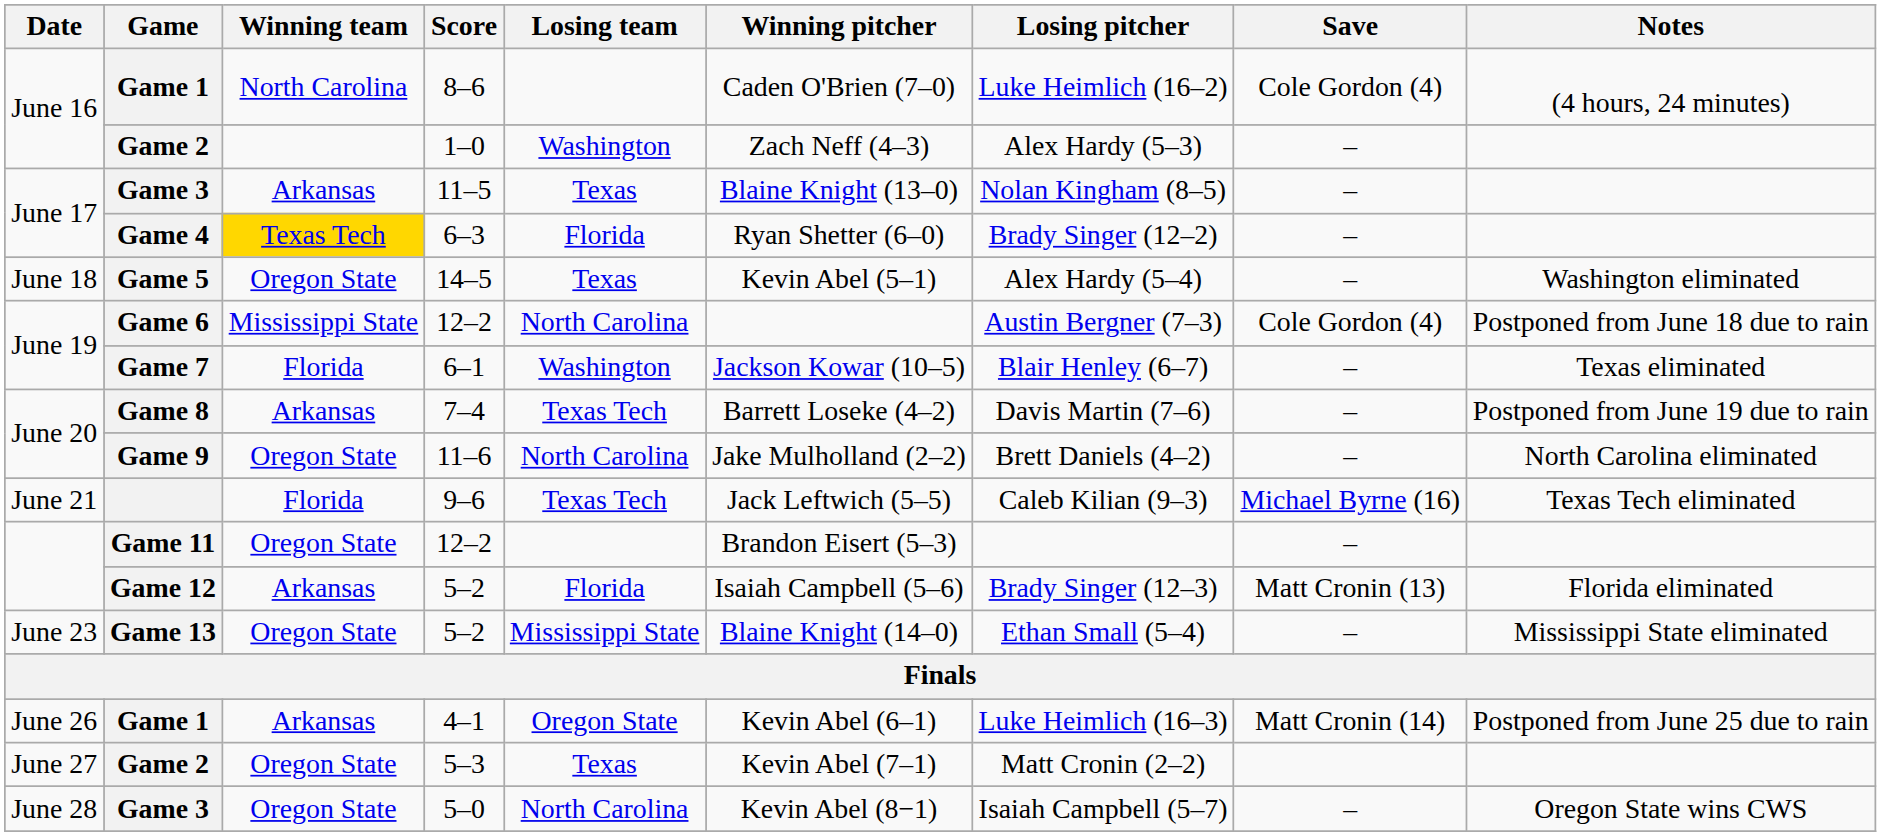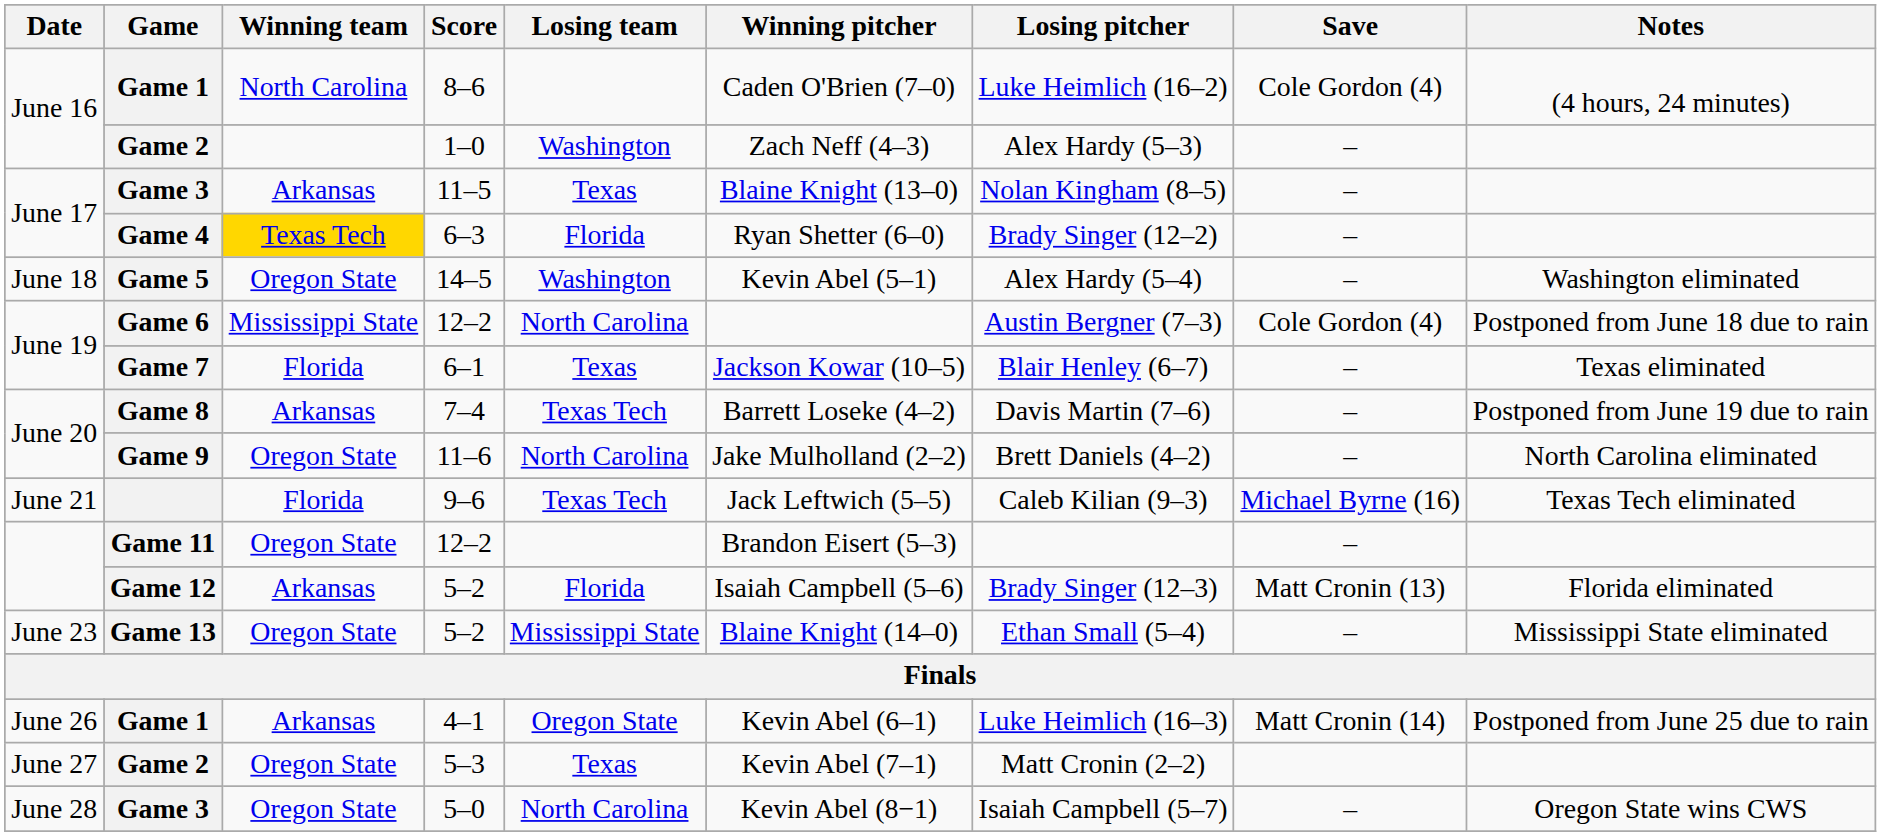(605, 278) Texas -> (605, 278) Washington
(605, 366) Washington -> (605, 366) Texas
